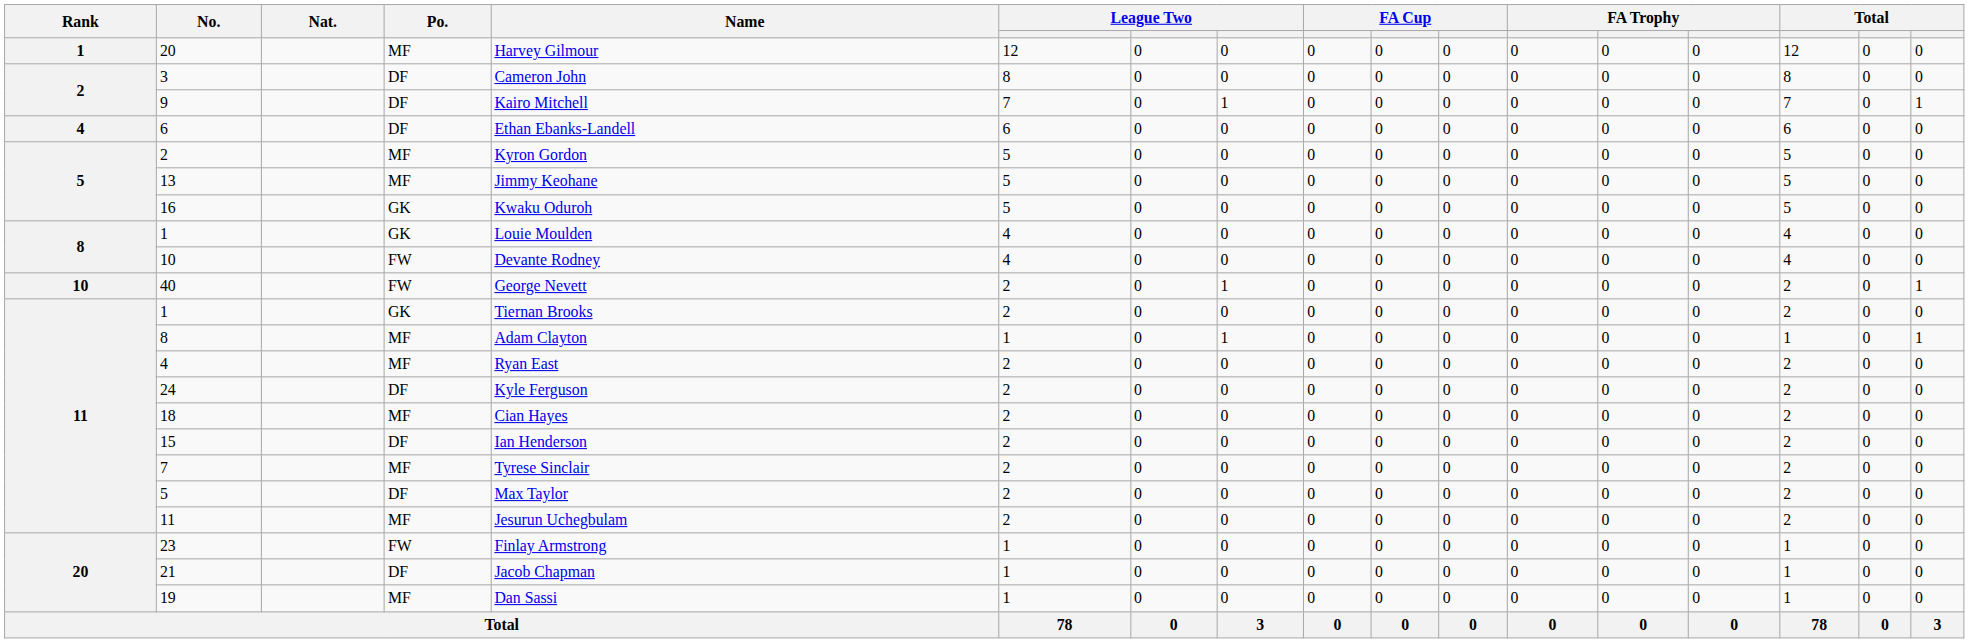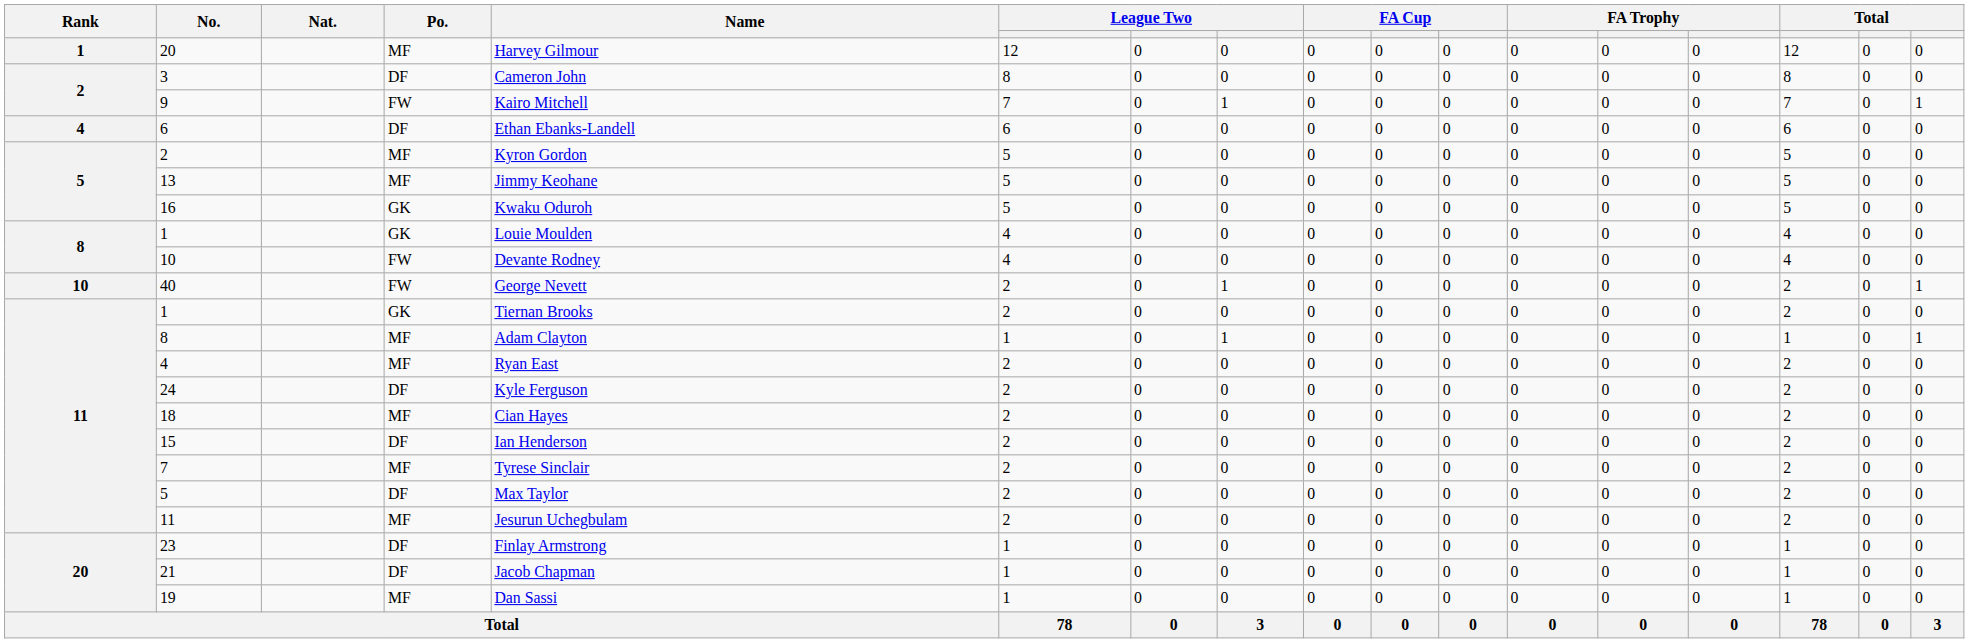(398, 103) DF -> (400, 103) FW
(400, 546) FW -> (398, 546) DF
